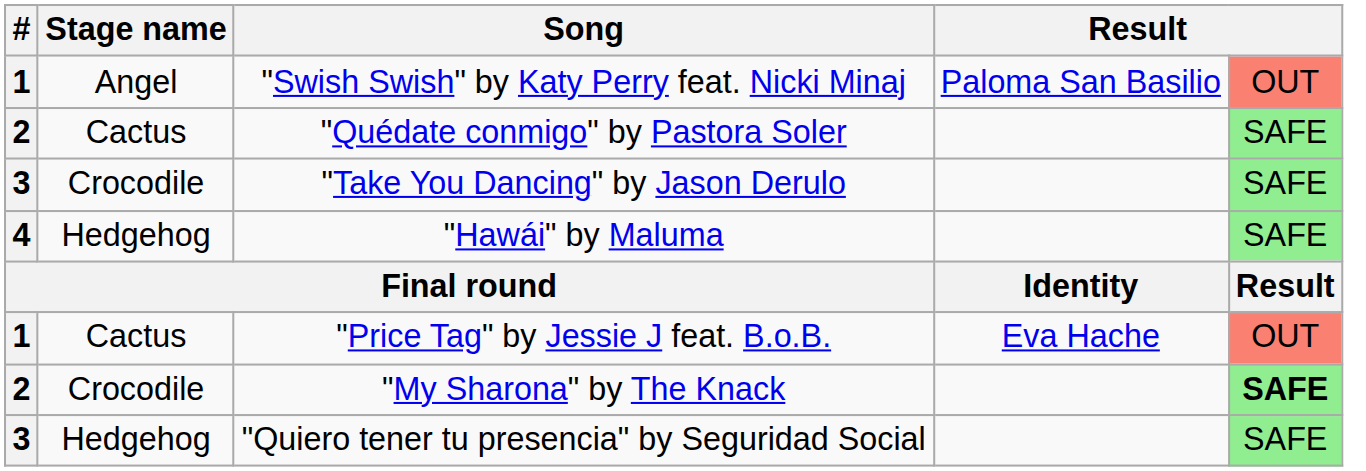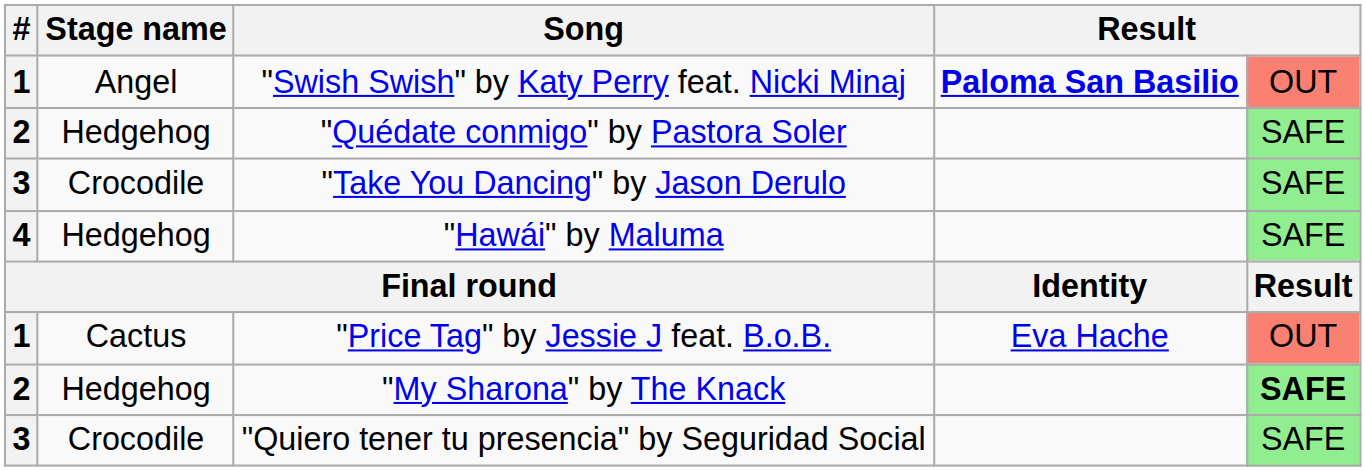(1081, 81) normal -> (1090, 81) bold
(136, 132) Cactus -> (136, 132) Hedgehog
(136, 388) Crocodile -> (136, 388) Hedgehog
(136, 440) Hedgehog -> (136, 440) Crocodile
